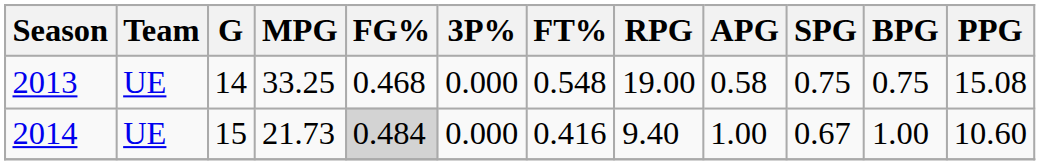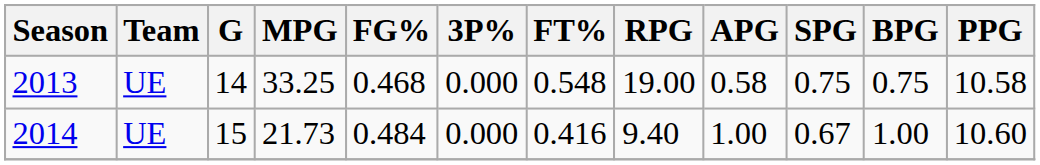(990, 81) 15.08 -> (990, 81) 10.58
(389, 133) lightgrey background -> (389, 133) no background
